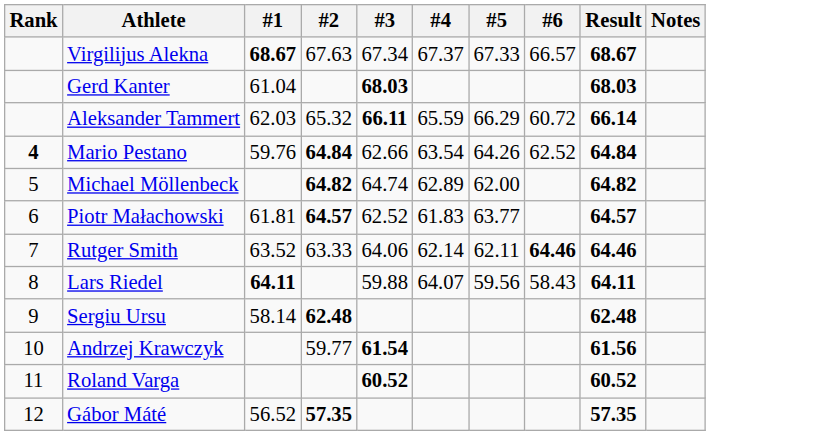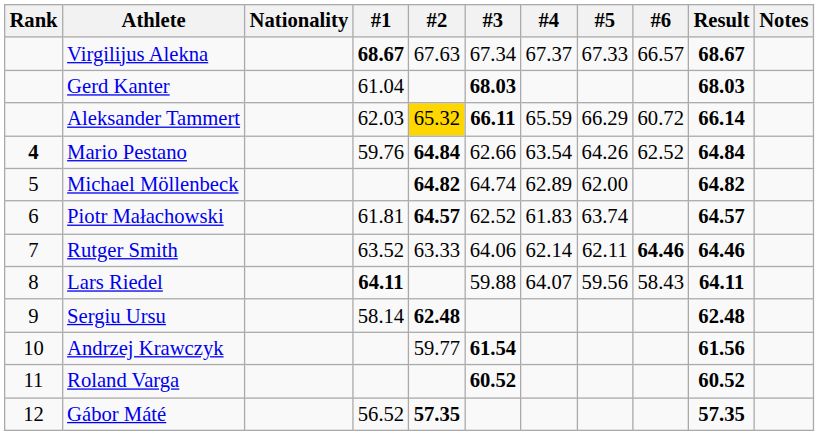+ column: (299, 20)
(329, 119) no background -> (437, 119) gold background
(497, 217) 63.77 -> (605, 217) 63.74
